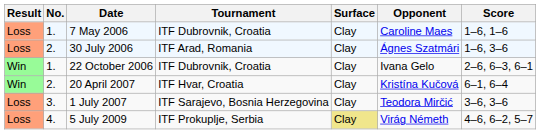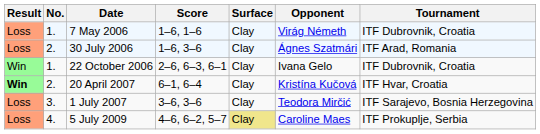columns swapped: (243, 13) <-> (499, 13)
(416, 31) Caroline Maes -> (312, 31) Virág Németh
(17, 84) normal -> (17, 84) bold
(414, 119) Virág Németh -> (314, 119) Caroline Maes
